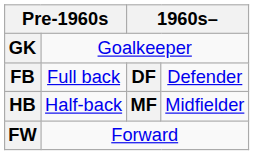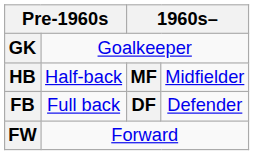rows swapped: (22, 77) <-> (22, 105)
